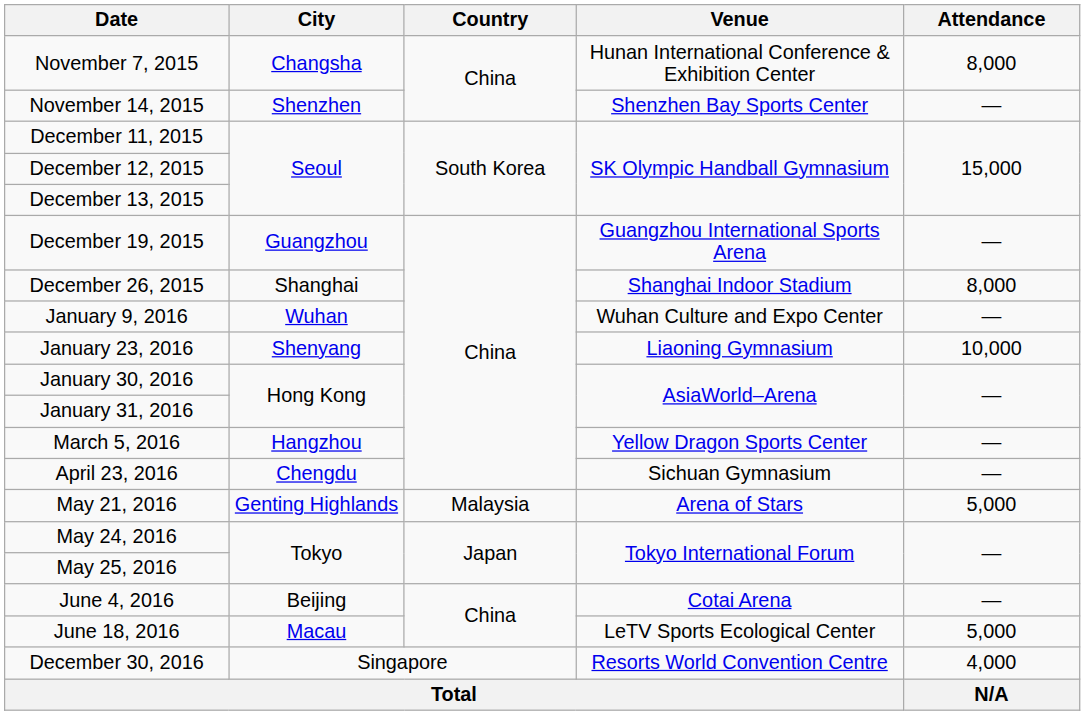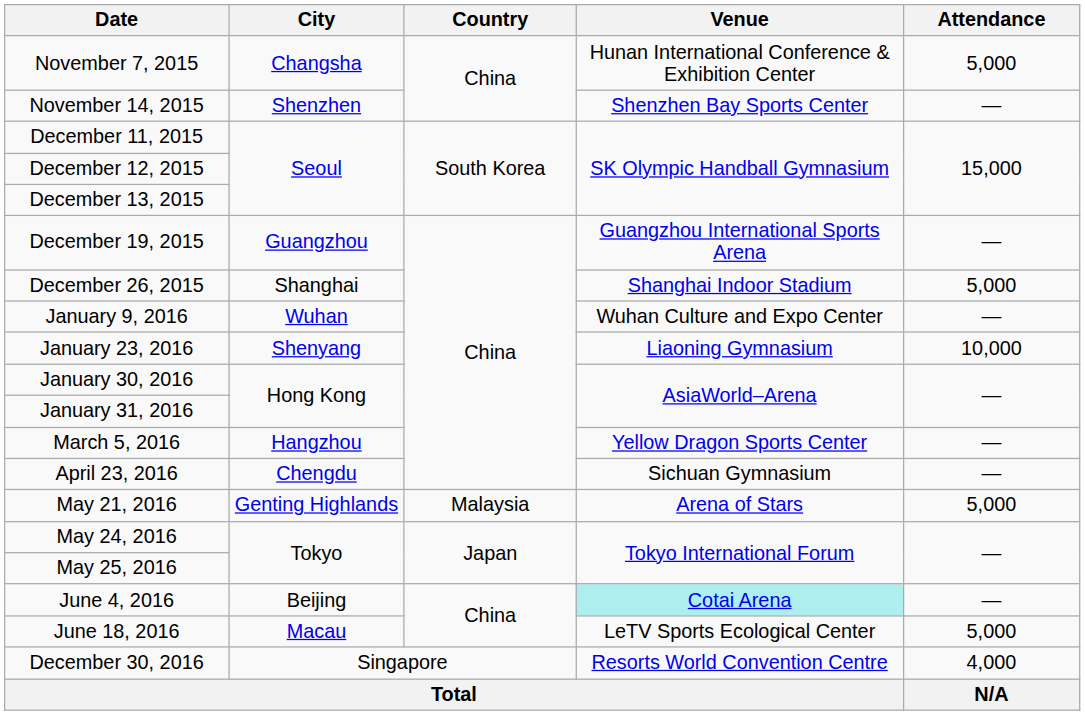(991, 62) 8,000 -> (991, 62) 5,000
(991, 285) 8,000 -> (991, 285) 5,000
(740, 599) no background -> (740, 599) paleturquoise background
